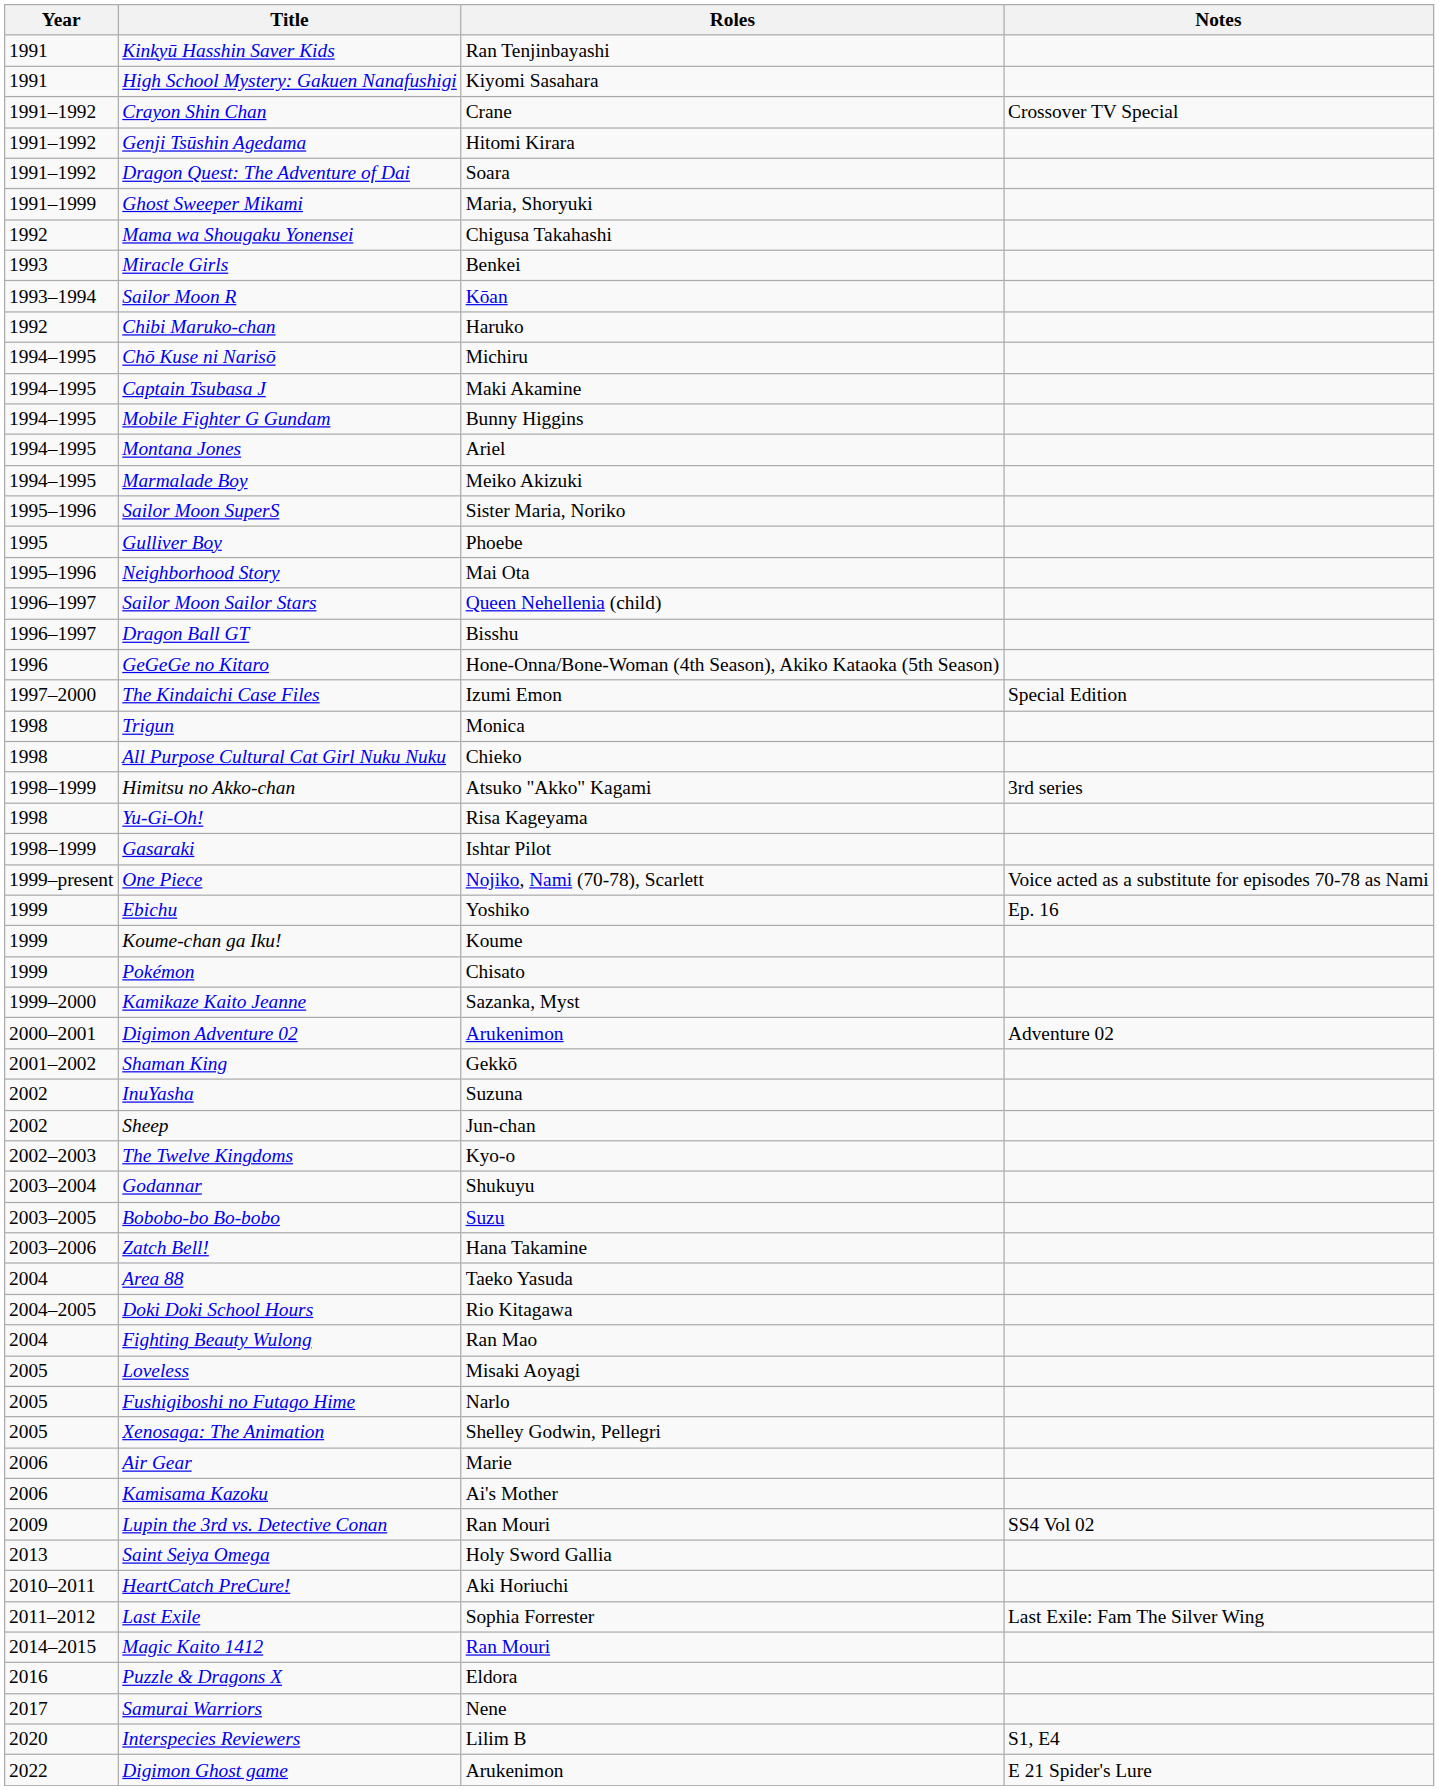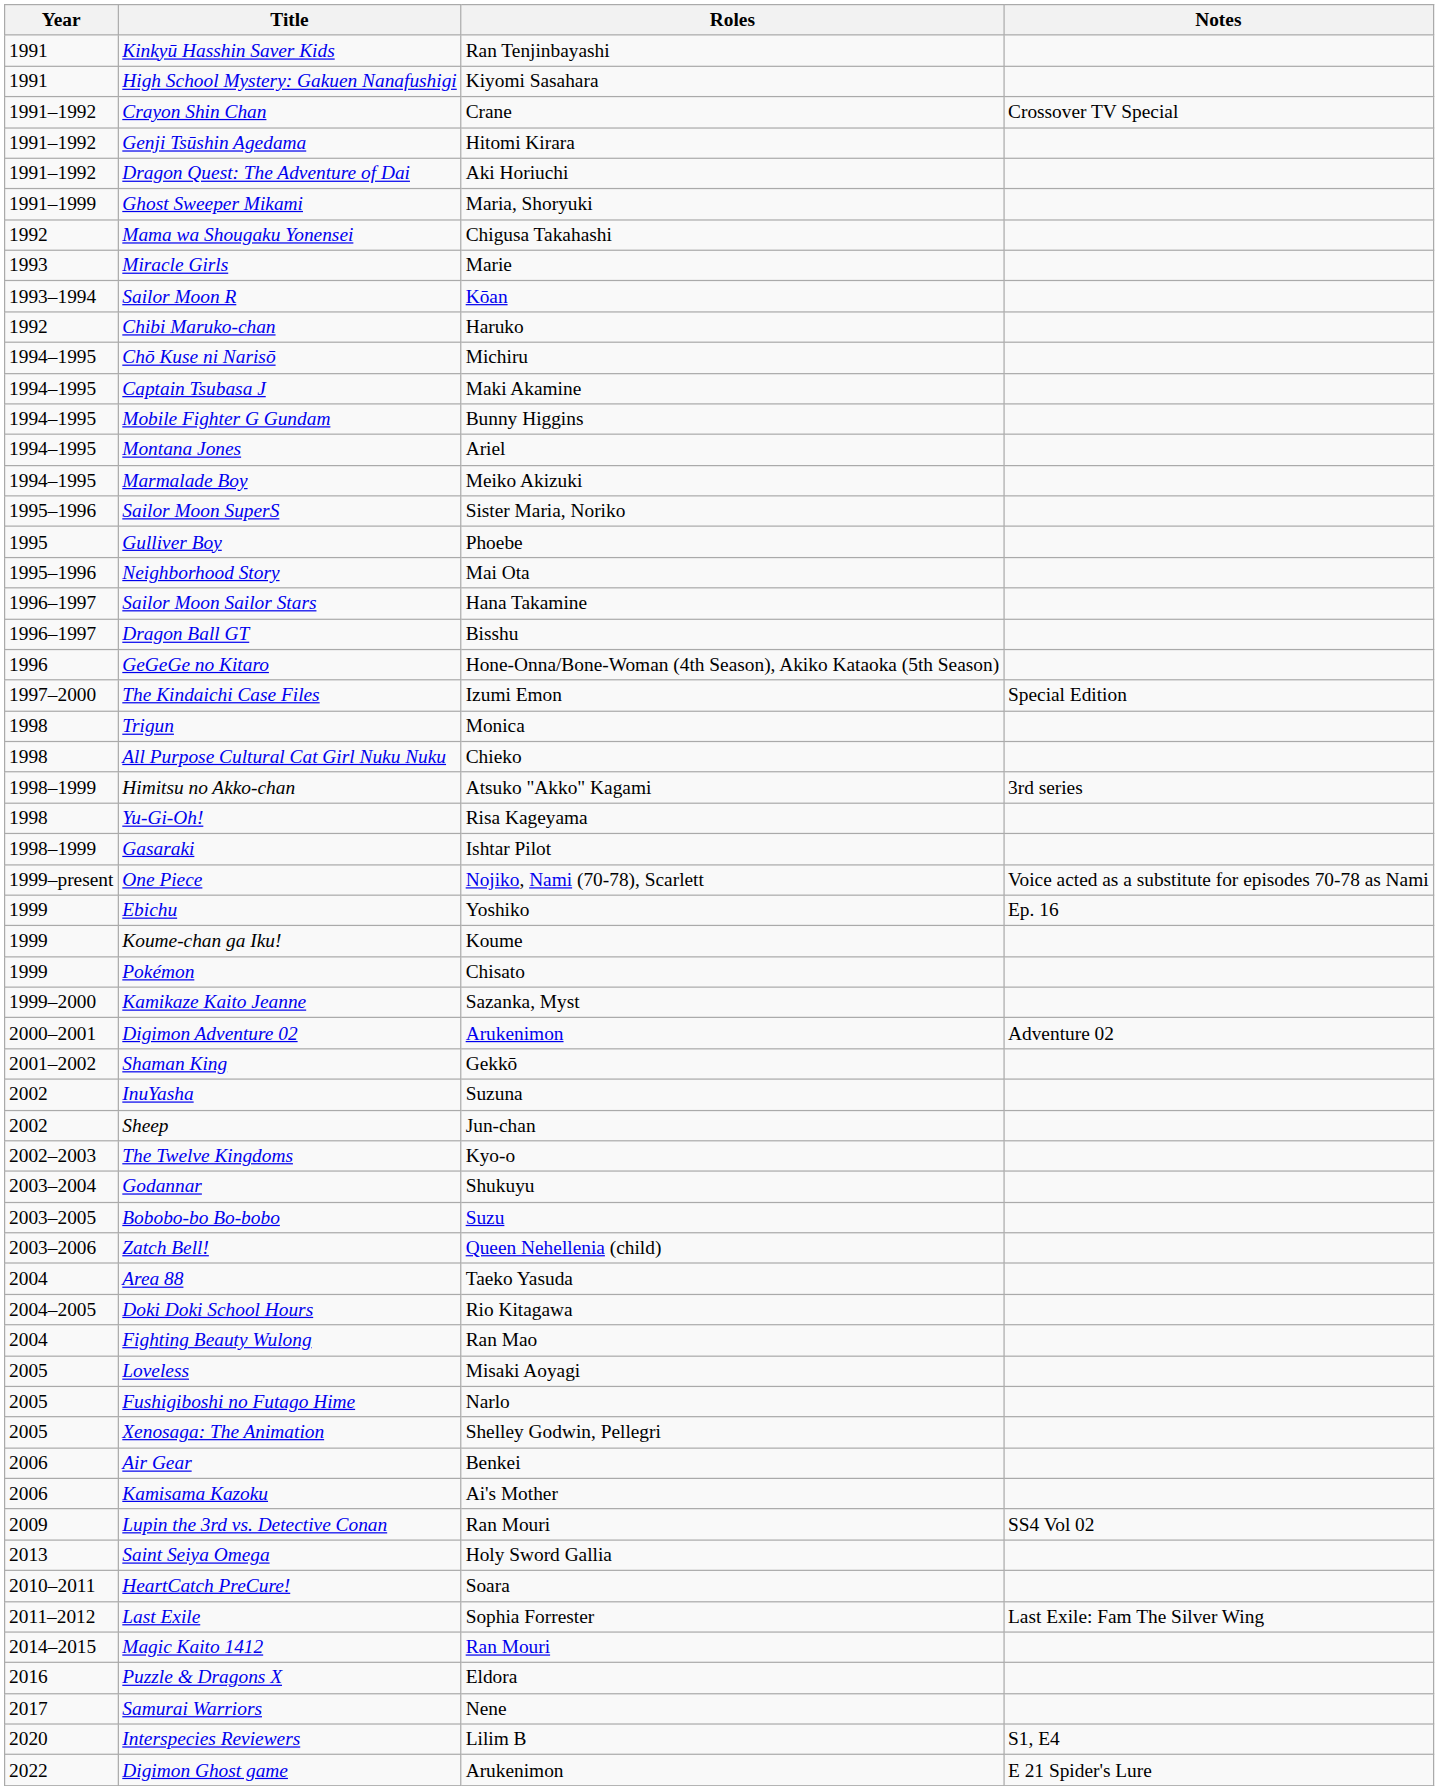(488, 173) Soara -> (517, 173) Aki Horiuchi
(493, 265) Benkei -> (489, 265) Marie
(564, 603) Queen Nehellenia (child) -> (526, 603) Hana Takamine
(526, 1248) Hana Takamine -> (564, 1248) Queen Nehellenia (child)
(489, 1462) Marie -> (493, 1462) Benkei
(517, 1585) Aki Horiuchi -> (488, 1585) Soara
